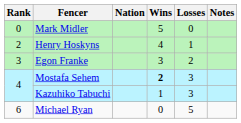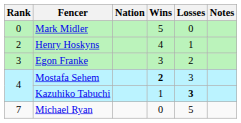(191, 93) normal -> (191, 93) bold
(19, 110) 6 -> (19, 110) 7
